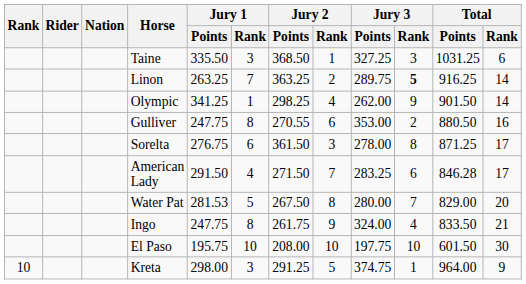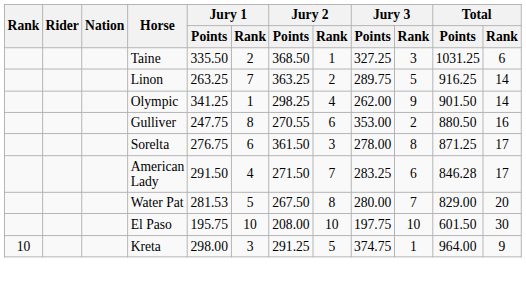(250, 58) 3 -> (250, 58) 2
(413, 79) bold -> (413, 79) normal
- row: (143, 224)
